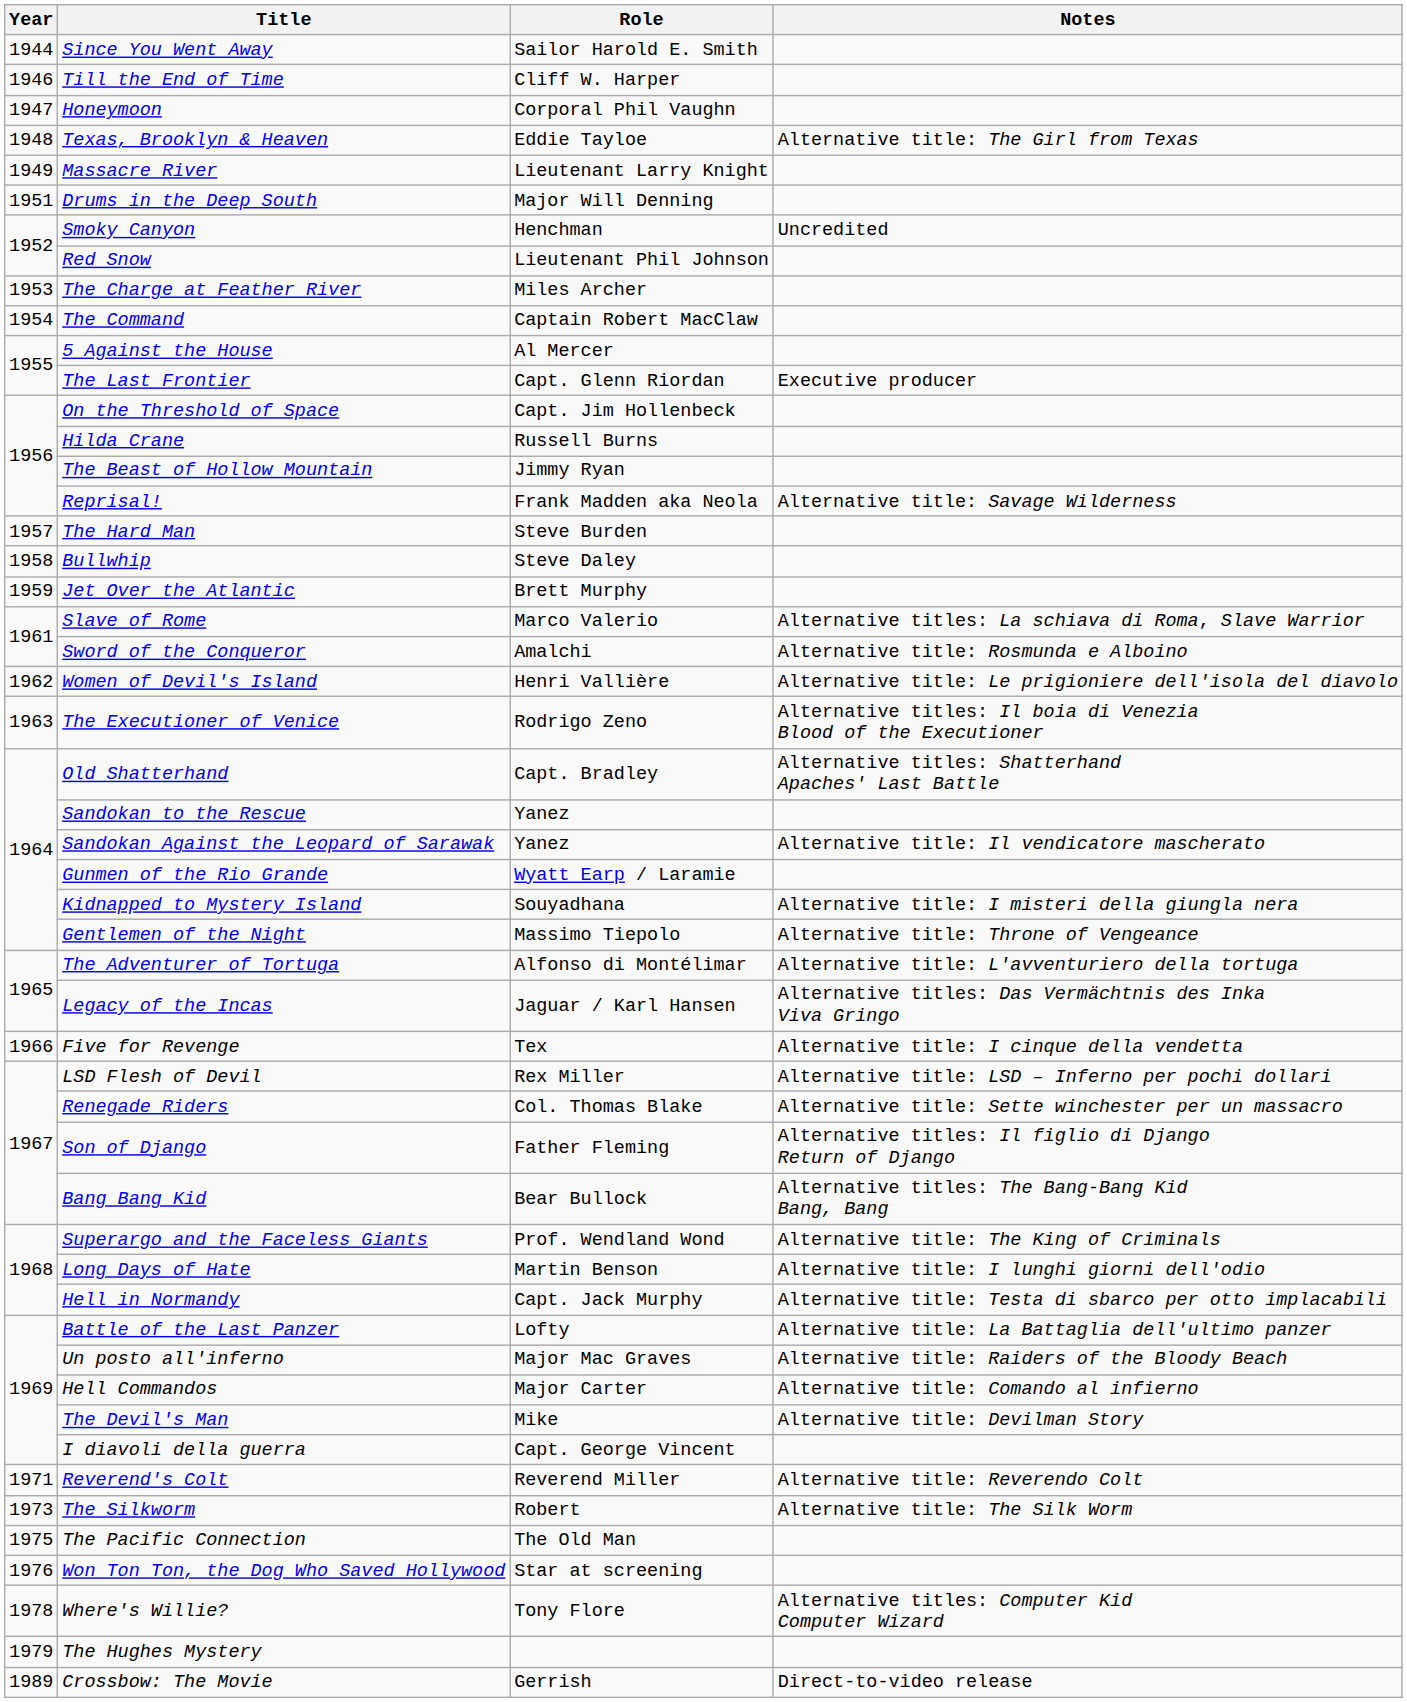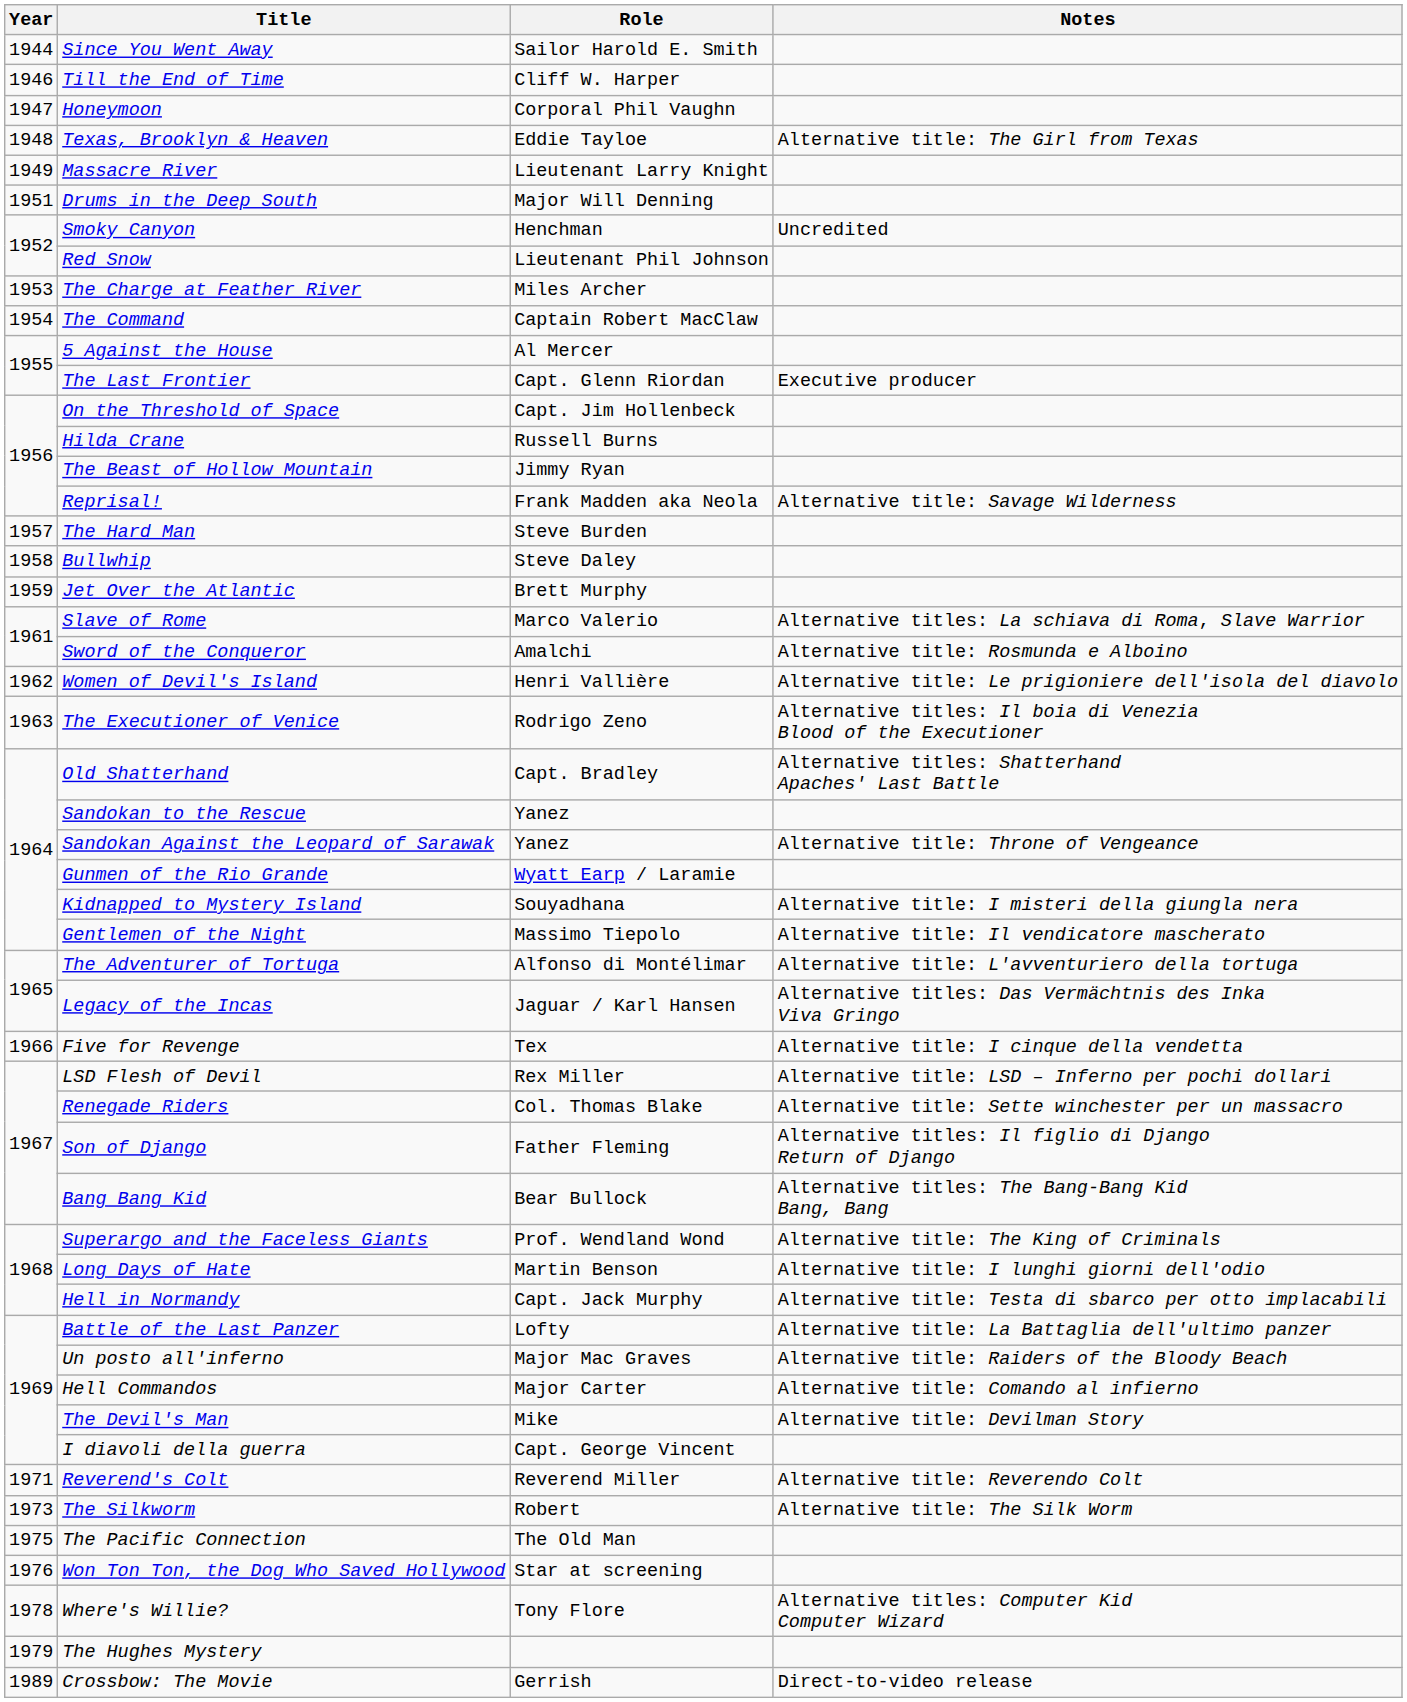(1021, 845) Alternative title: Il vendicatore mascherato -> (988, 845) Alternative title: Throne of Vengeance
(988, 935) Alternative title: Throne of Vengeance -> (1021, 935) Alternative title: Il vendicatore mascherato
